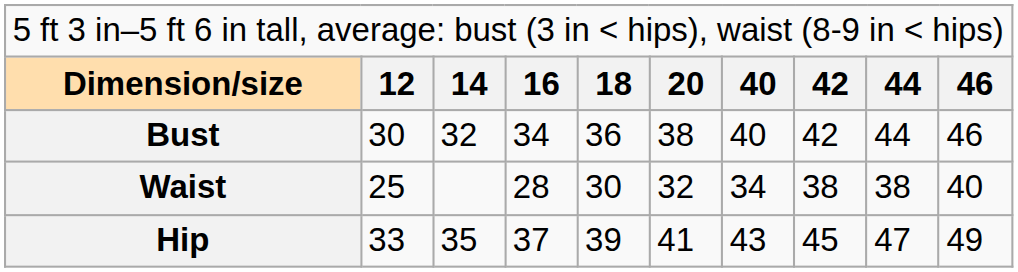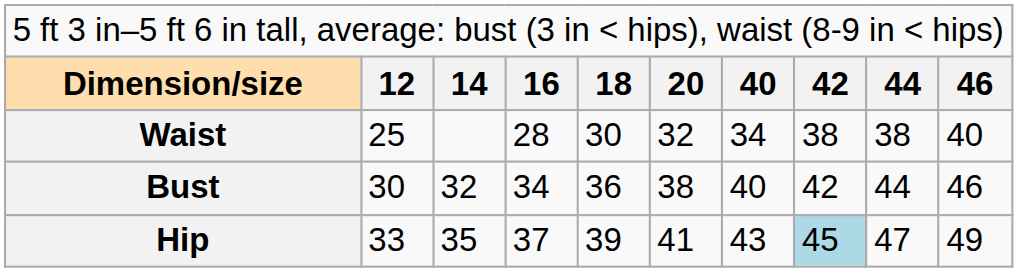rows swapped: (183, 135) <-> (183, 187)
(820, 239) no background -> (820, 239) lightblue background
